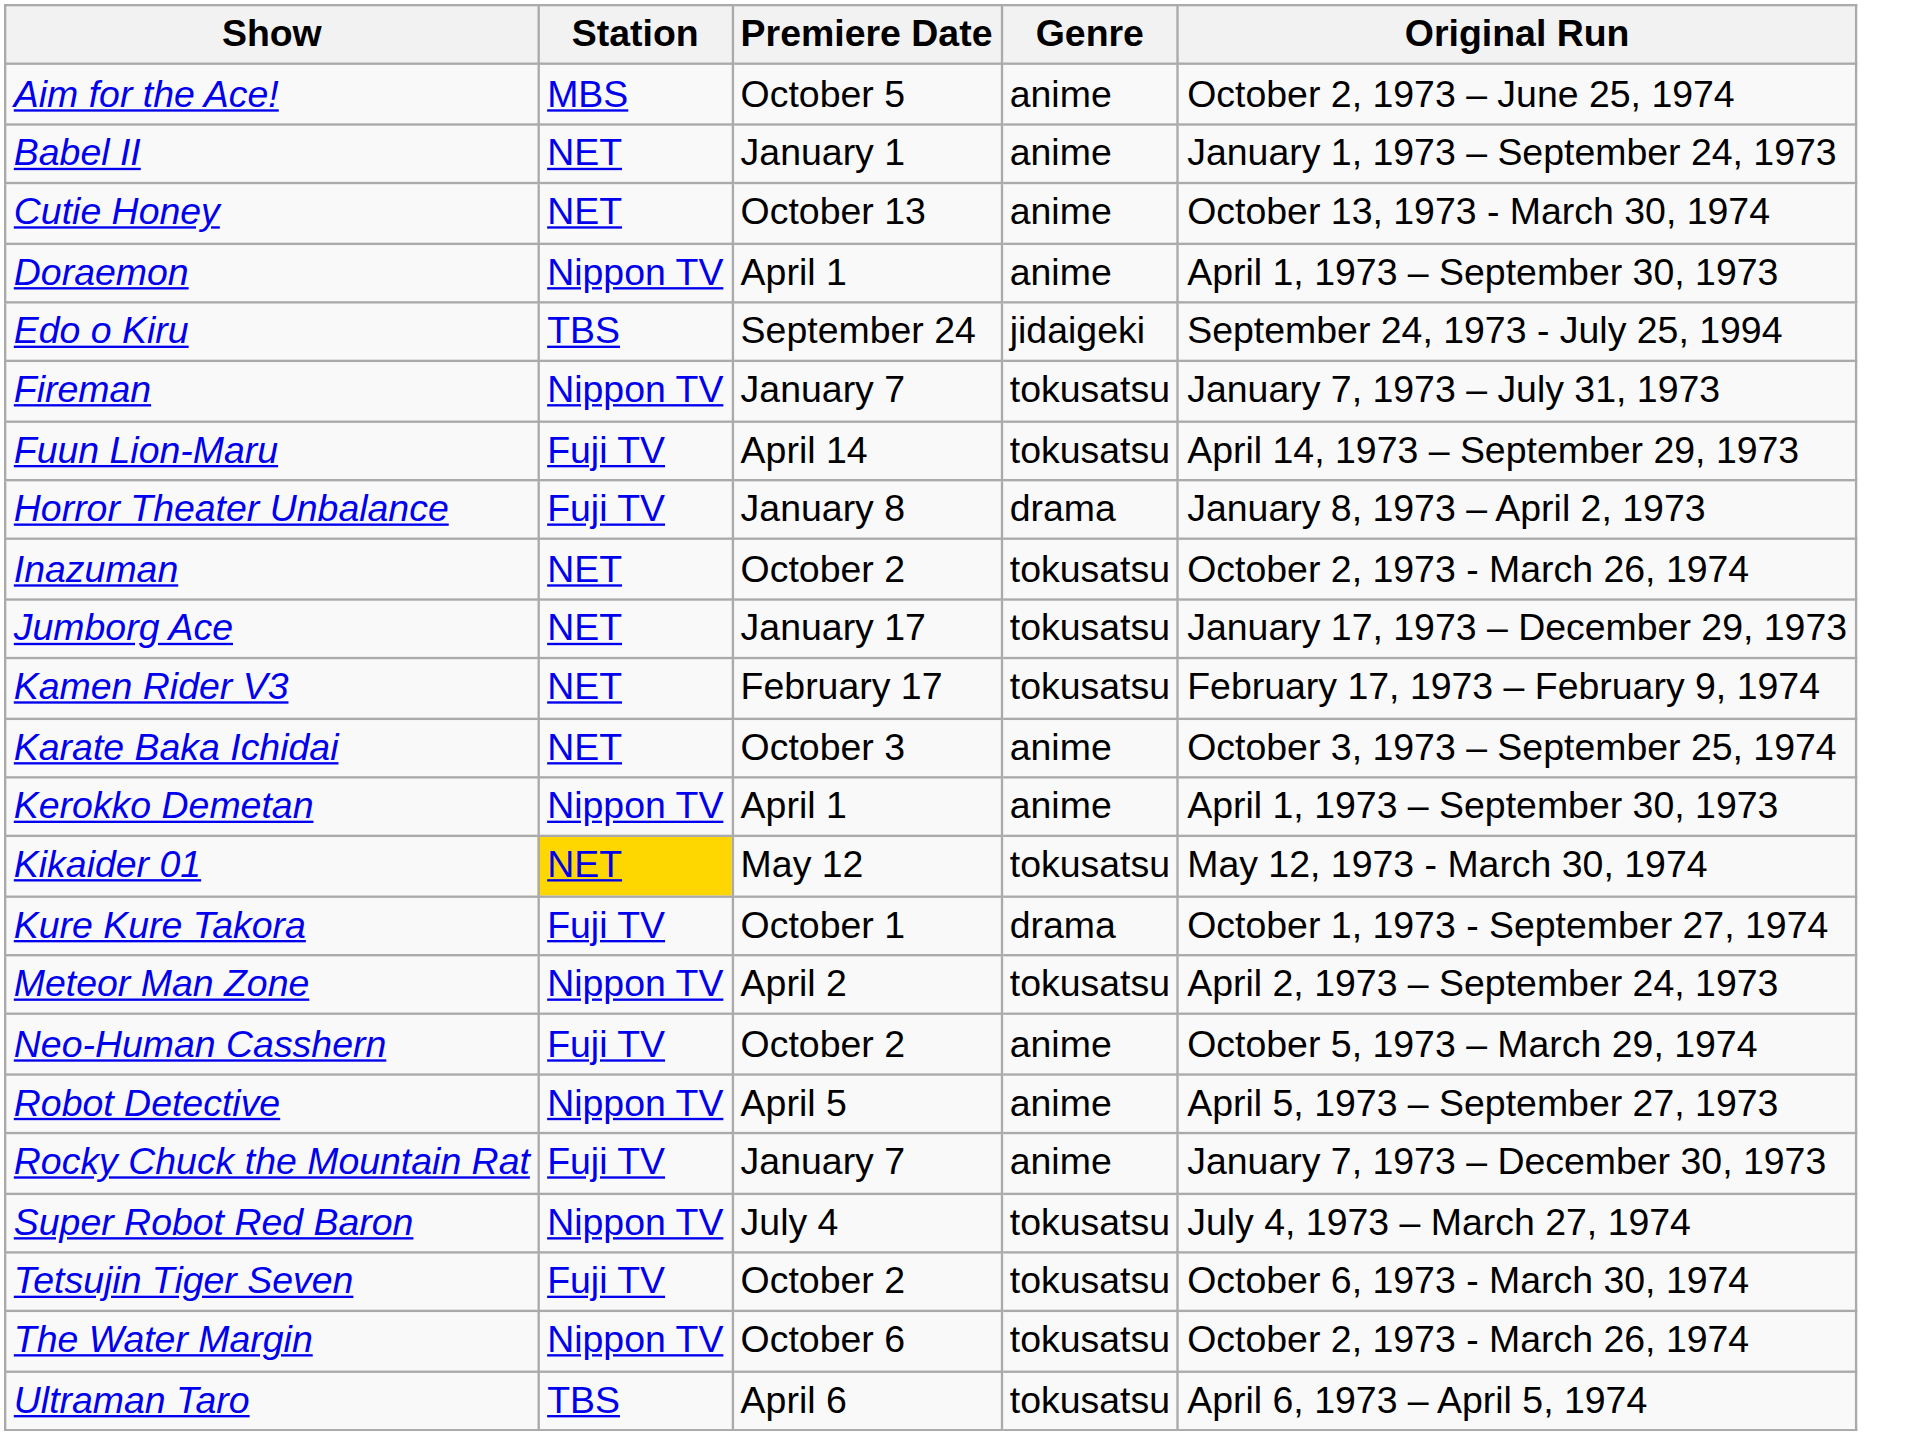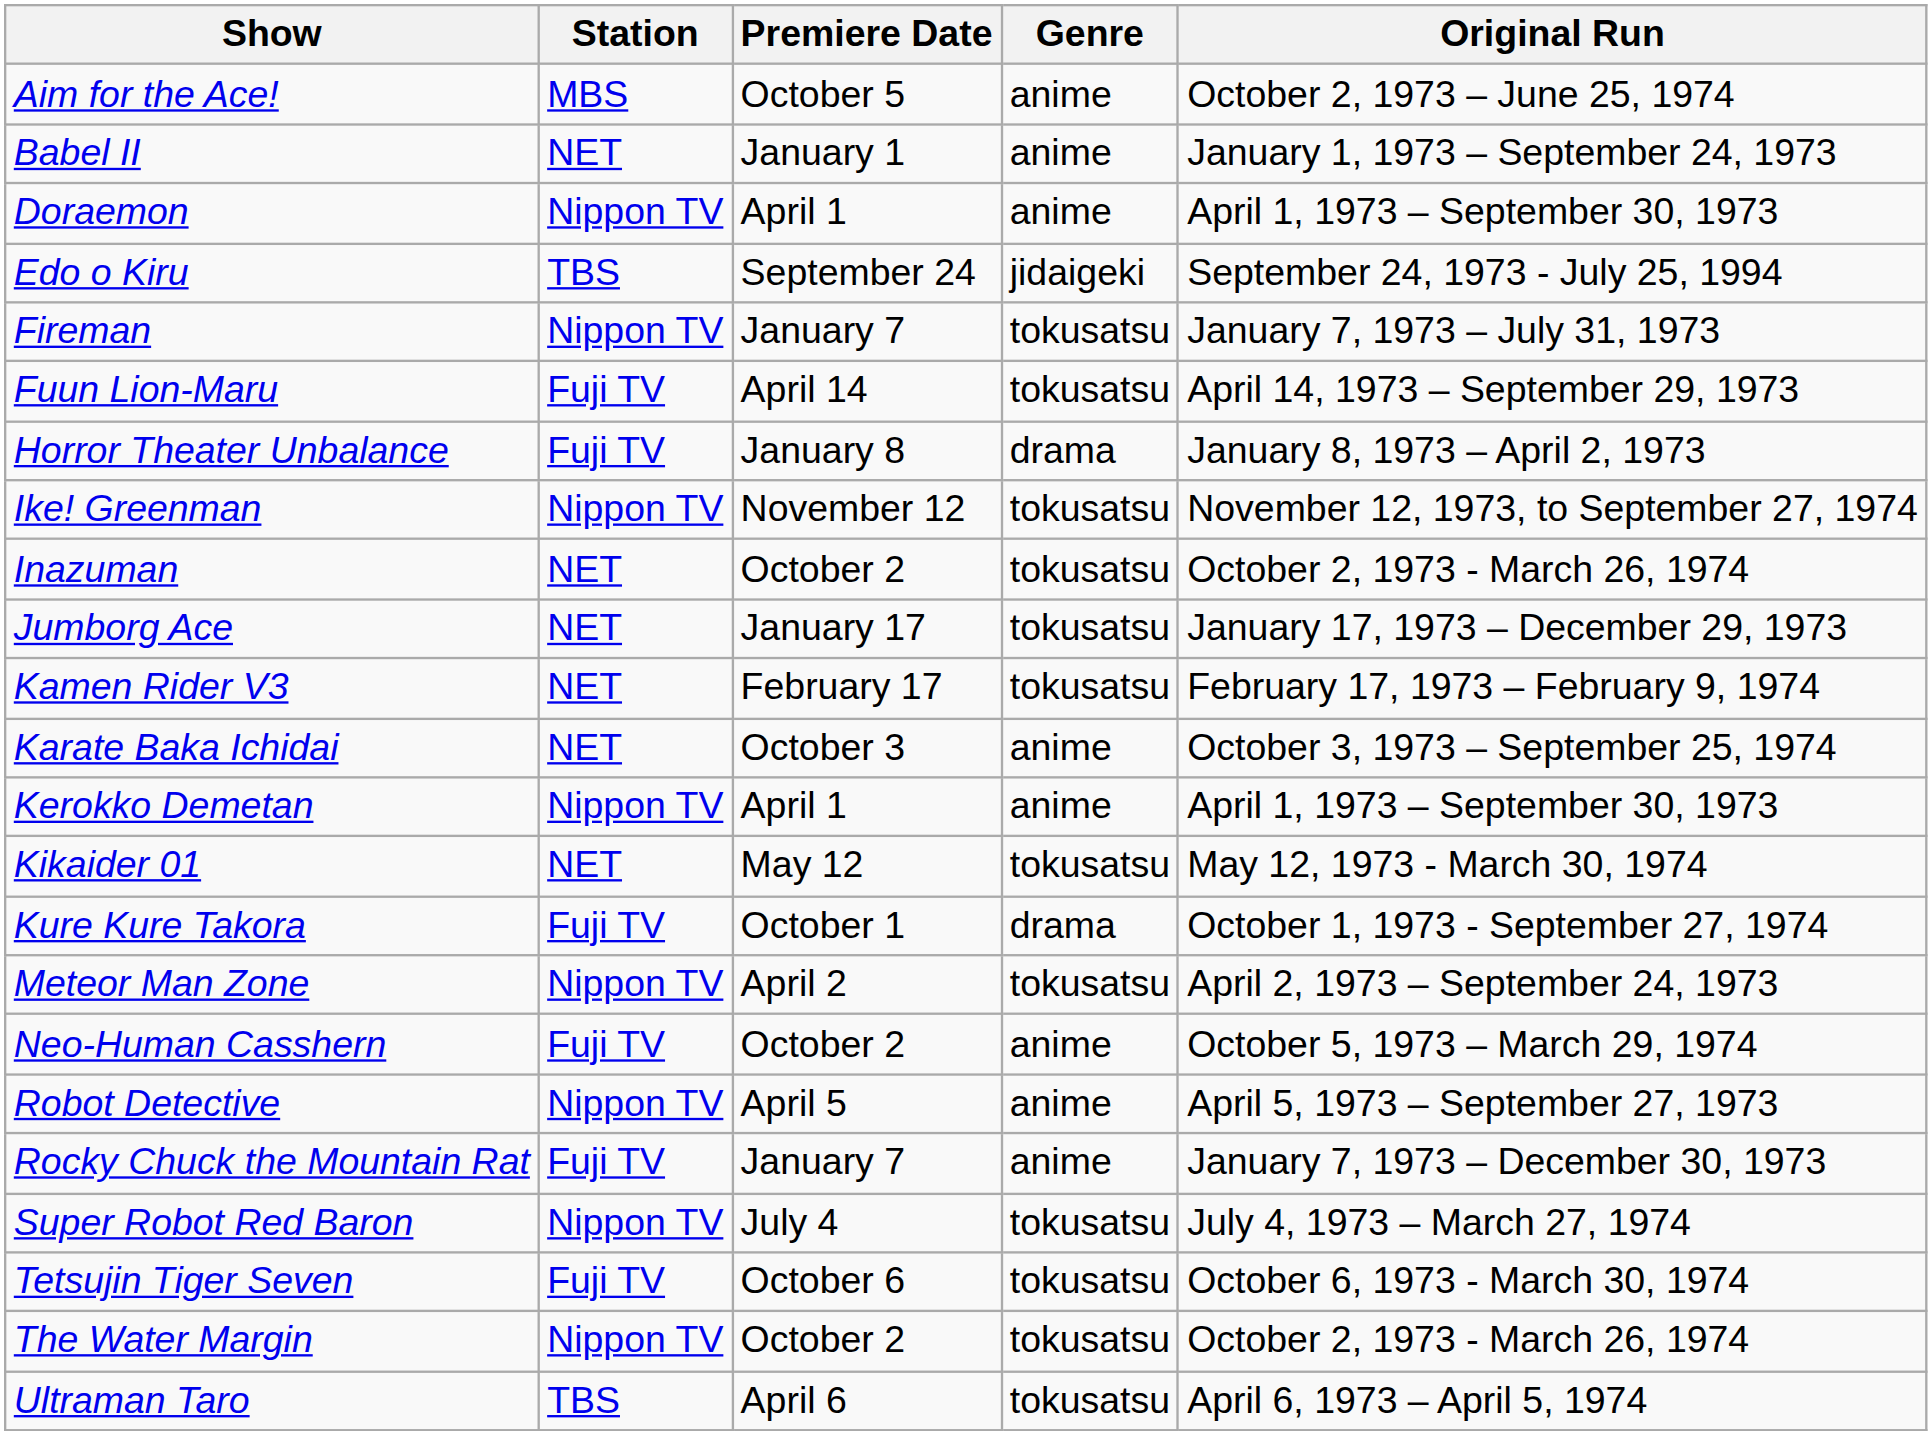- row: (117, 212)
+ row: (138, 509)
(585, 865) gold background -> (585, 865) no background
(823, 1281) October 2 -> (823, 1281) October 6
(823, 1340) October 6 -> (823, 1340) October 2
